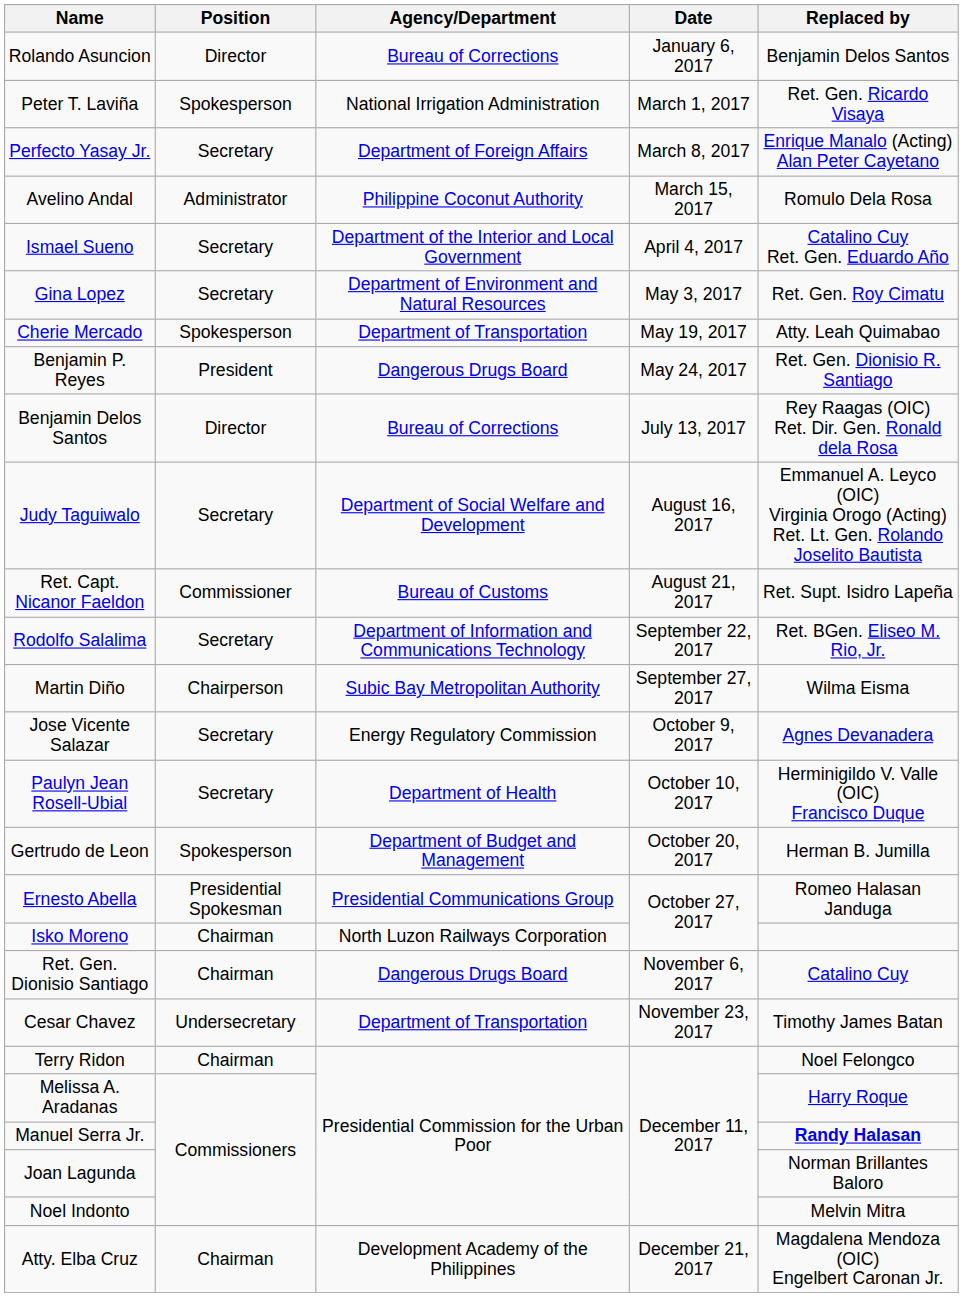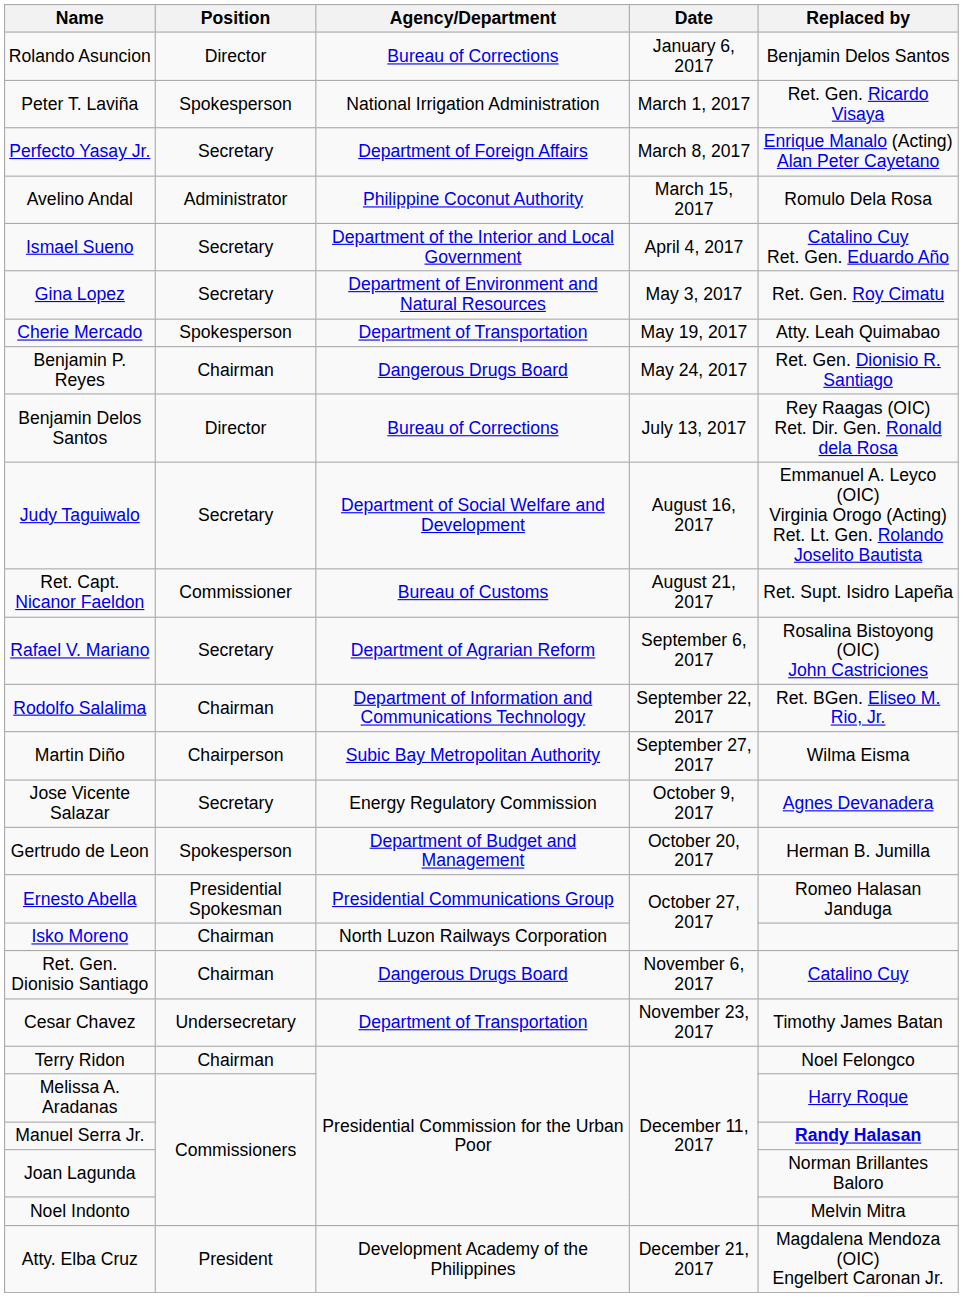(235, 370) President -> (236, 370) Chairman
+ row: (80, 650)
(235, 640) Secretary -> (236, 708) Chairman
- row: (80, 793)
(235, 1258) Chairman -> (236, 1258) President
